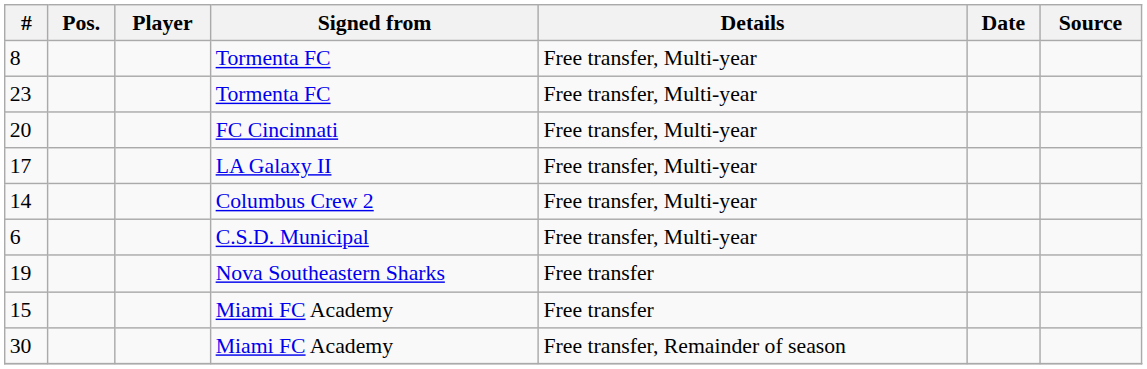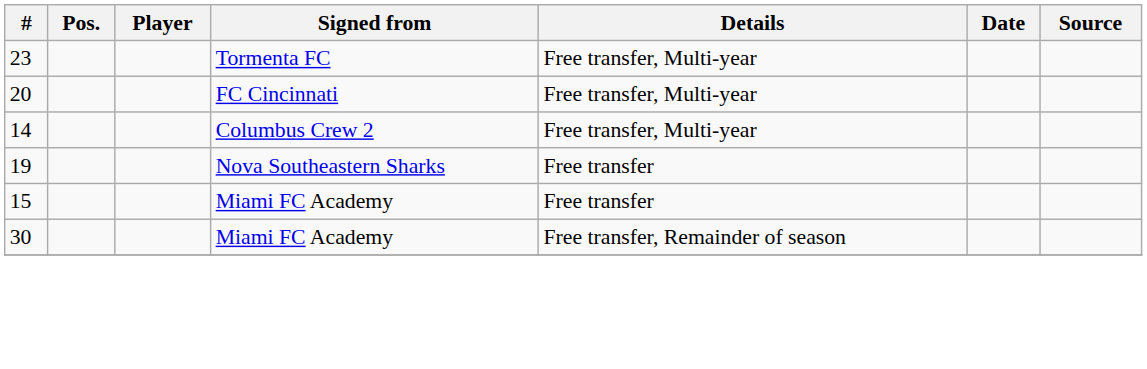- row: (15, 58)
- row: (21, 165)
- row: (15, 237)
